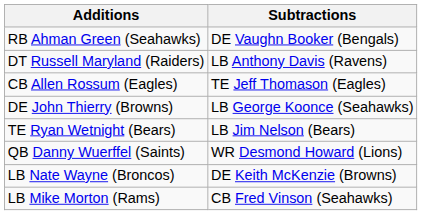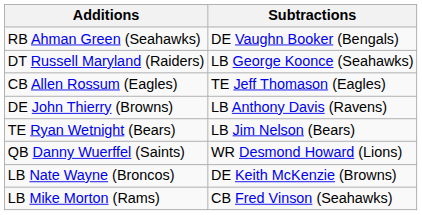(299, 61) LB Anthony Davis (Ravens) -> (312, 61) LB George Koonce (Seahawks)
(312, 107) LB George Koonce (Seahawks) -> (299, 107) LB Anthony Davis (Ravens)
